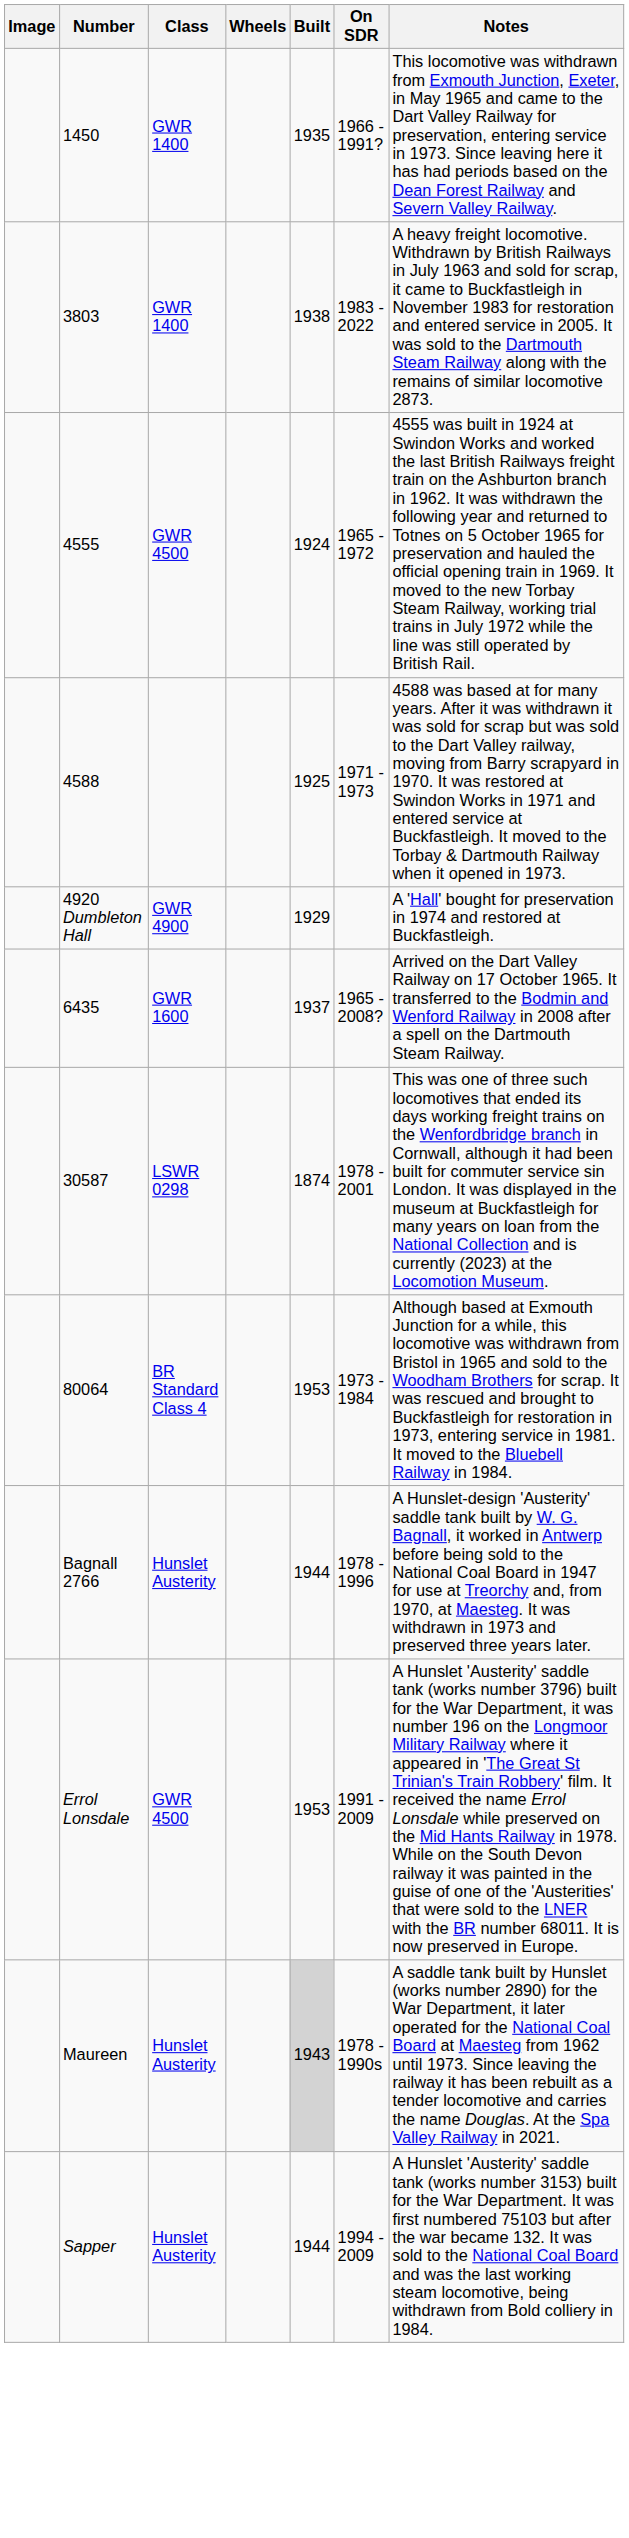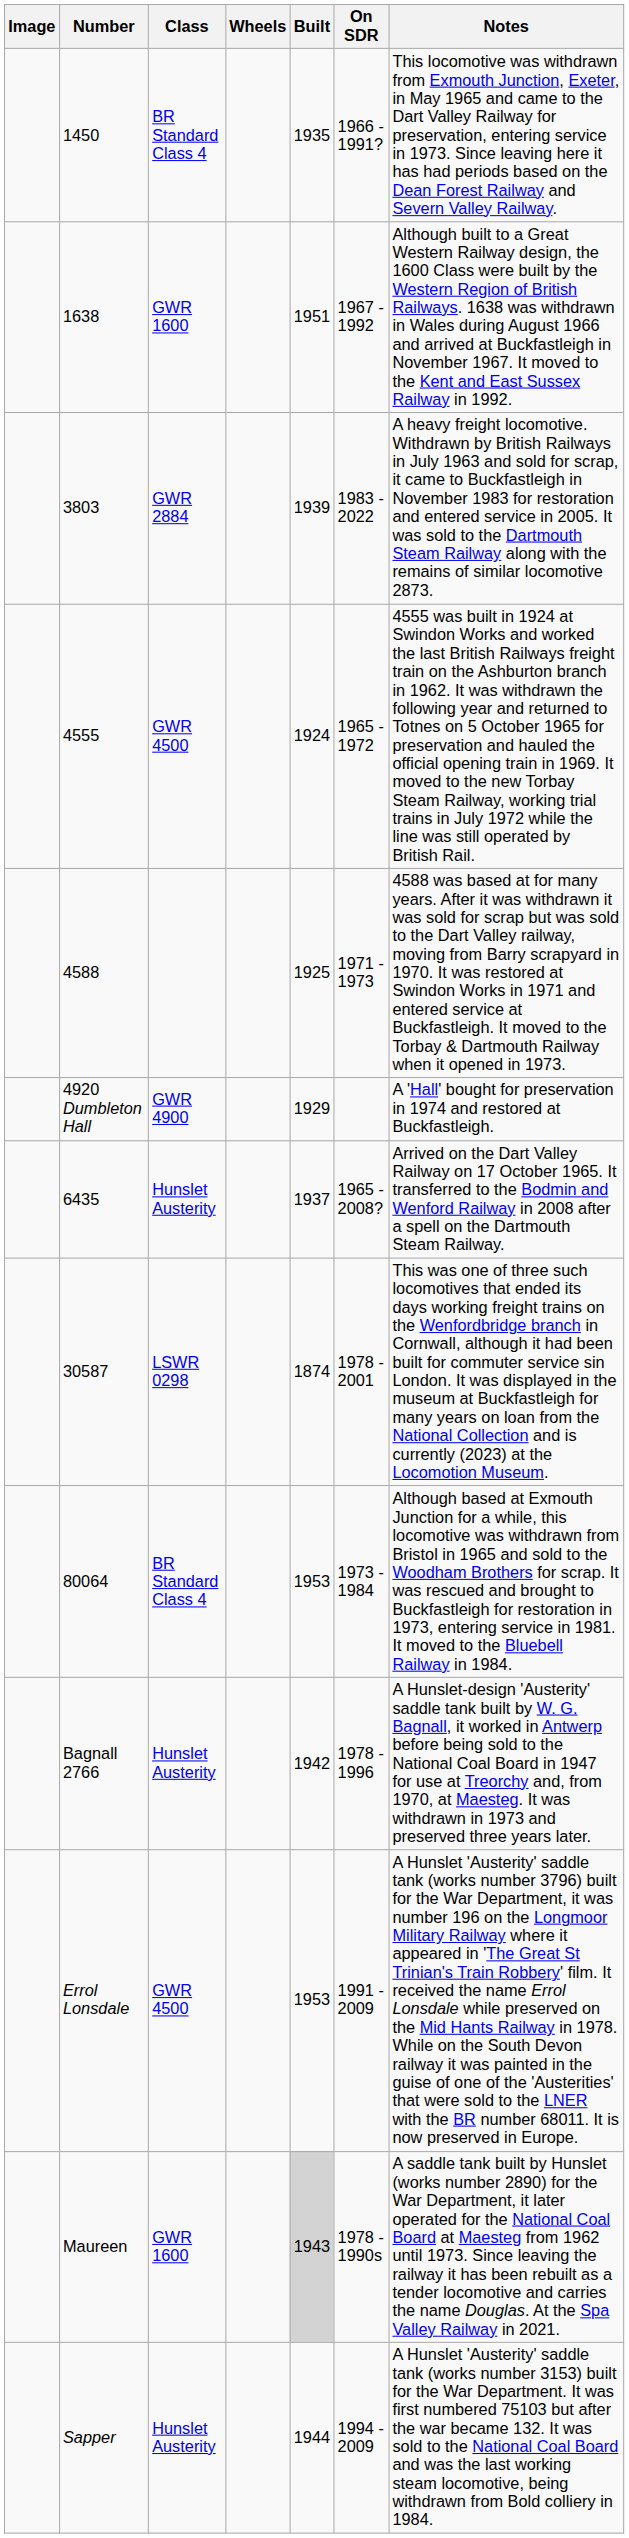(172, 135) GWR 1400 -> (185, 135) BR Standard Class 4
+ row: (81, 317)
(172, 317) GWR 1400 -> (172, 508) GWR 2884
(312, 317) 1938 -> (312, 508) 1939
(172, 1008) GWR 1600 -> (184, 1199) Hunslet Austerity
(312, 1572) 1944 -> (312, 1763) 1942
(184, 2055) Hunslet Austerity -> (172, 2246) GWR 1600
